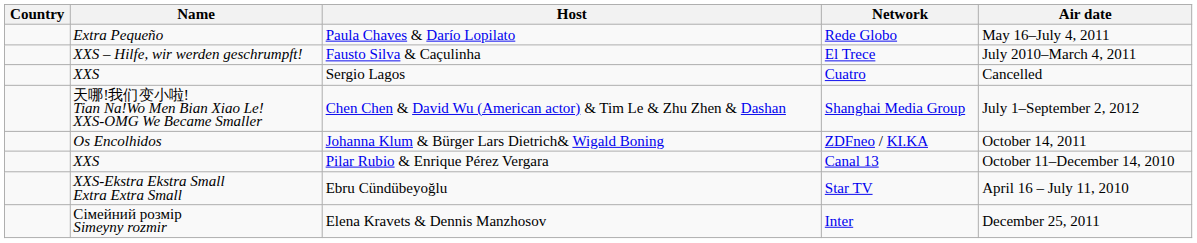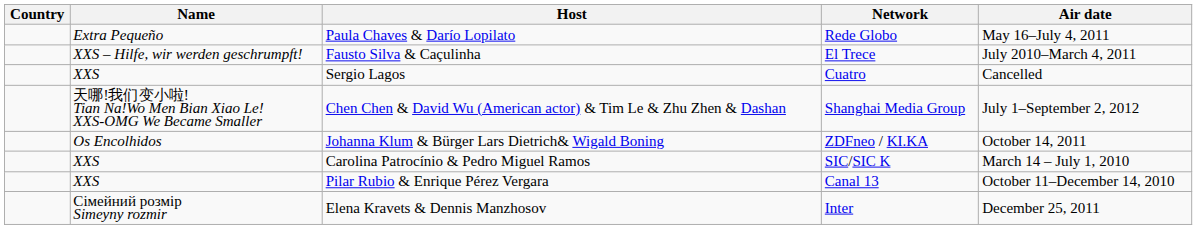+ row: (458, 161)
- row: (386, 188)
